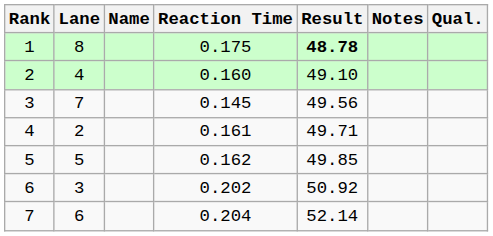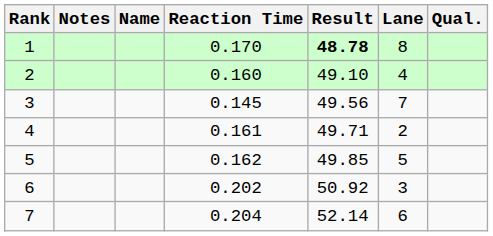columns swapped: (79, 19) <-> (398, 19)
(225, 47) 0.175 -> (236, 47) 0.170
